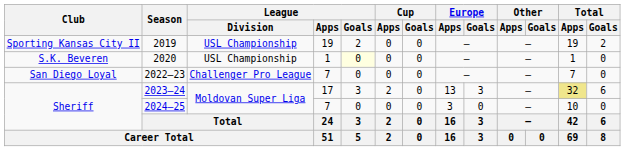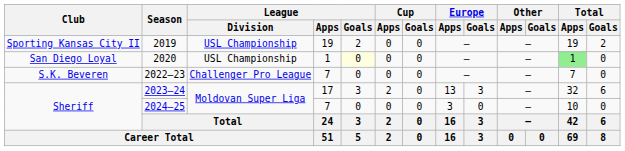(73, 59) S.K. Beveren -> (73, 59) San Diego Loyal
(573, 59) no background -> (573, 59) lightgreen background
(73, 75) San Diego Loyal -> (73, 75) S.K. Beveren
(573, 91) khaki background -> (573, 91) no background
